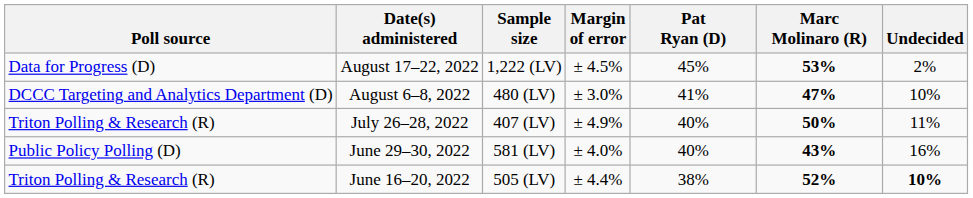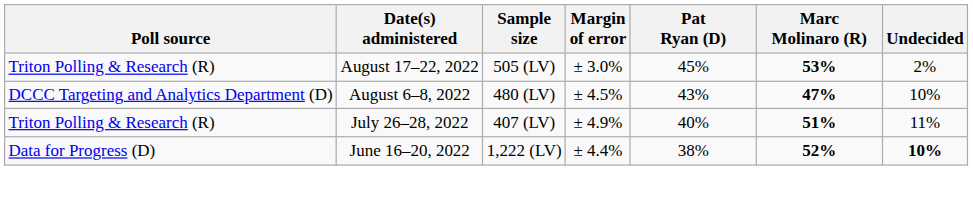(82, 66) Data for Progress (D) -> (112, 66) Triton Polling & Research (R)
(524, 66) 1,222 (LV) -> (524, 66) 505 (LV)
(598, 66) ± 4.5% -> (598, 66) ± 3.0%
(598, 95) ± 3.0% -> (598, 95) ± 4.5%
(693, 95) 41% -> (693, 95) 43%
(819, 123) 50% -> (819, 123) 51%
- row: (410, 151)
(112, 179) Triton Polling & Research (R) -> (82, 151) Data for Progress (D)
(524, 179) 505 (LV) -> (524, 151) 1,222 (LV)
